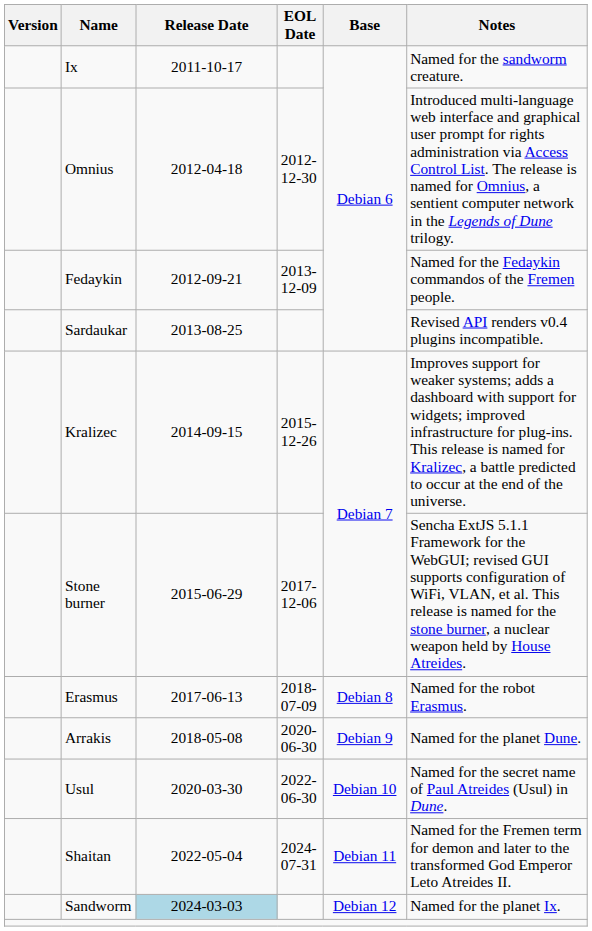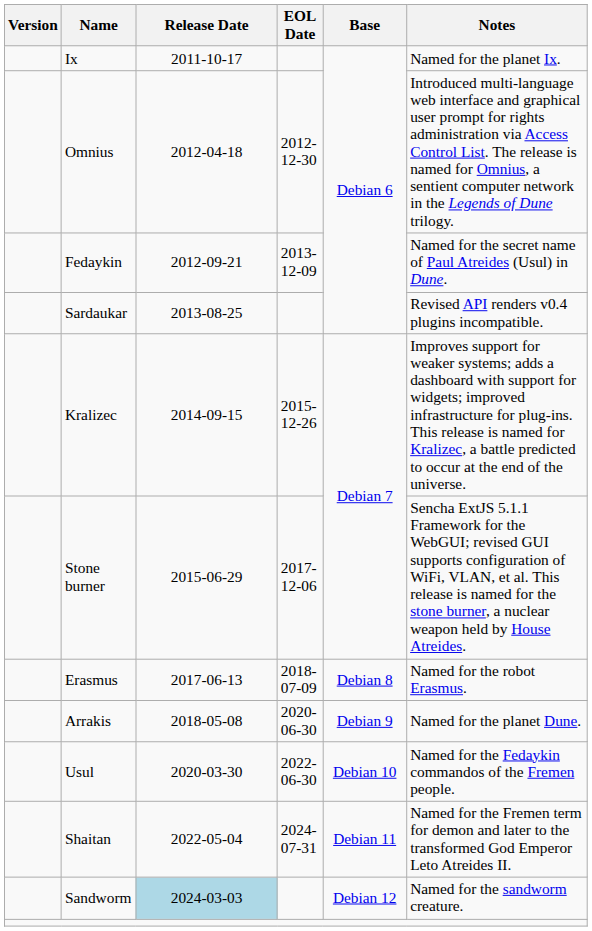(488, 66) Named for the sandworm creature. -> (485, 58) Named for the planet Ix.
(492, 279) Named for the Fedaykin commandos of the Fremen people. -> (493, 262) Named for the secret name of Paul Atreides (Usul) in Dune.
(493, 788) Named for the secret name of Paul Atreides (Usul) in Dune. -> (492, 771) Named for the Fedaykin commandos of the Fremen people.
(485, 906) Named for the planet Ix. -> (488, 898) Named for the sandworm creature.
